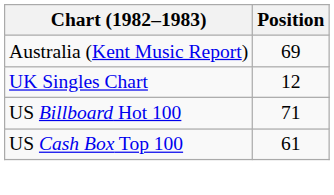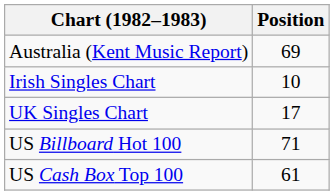+ row: (82, 81)
(291, 81) 12 -> (291, 112) 17
